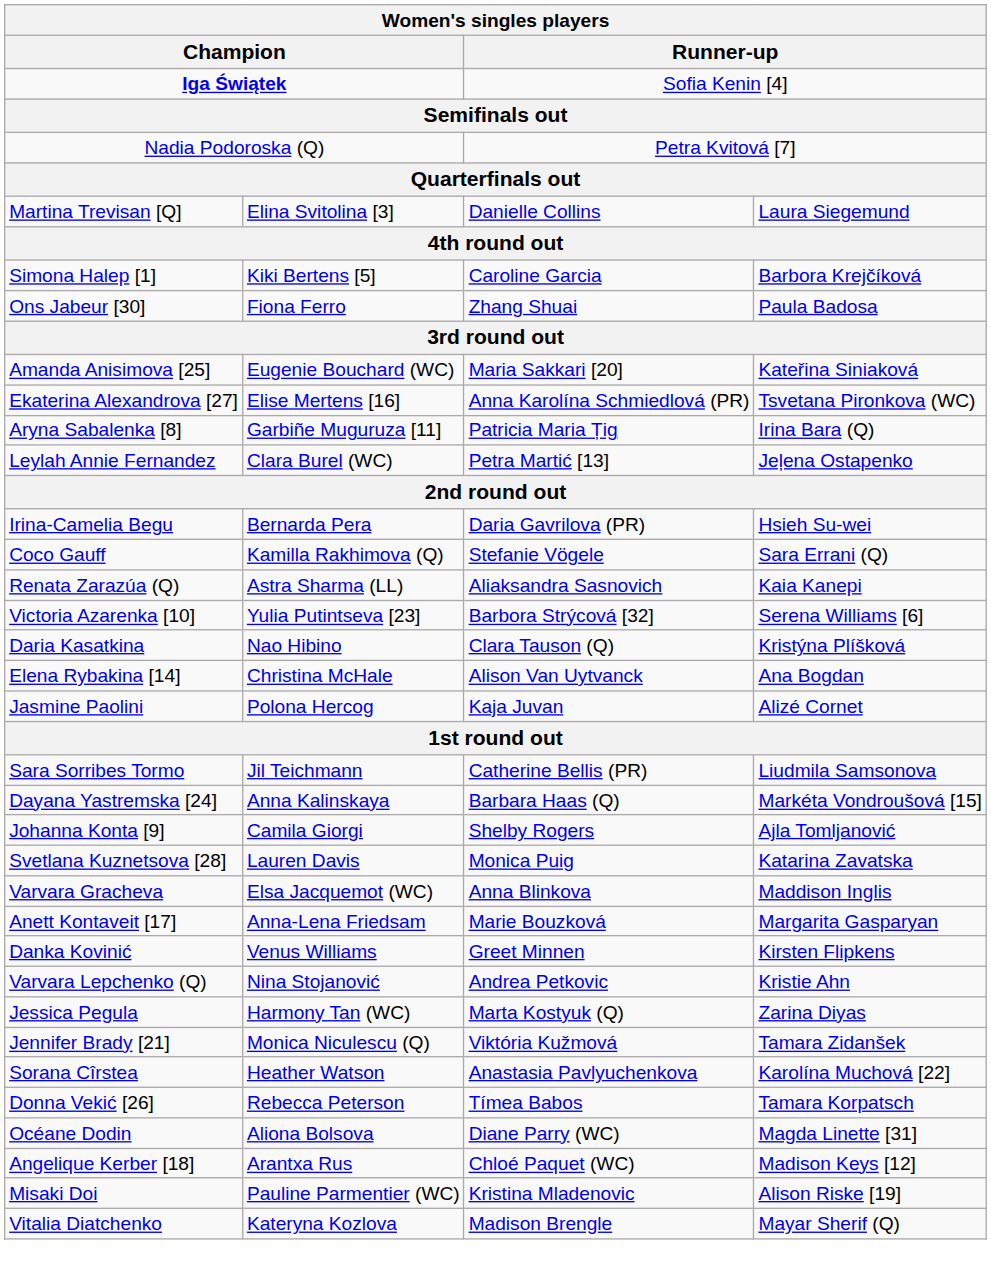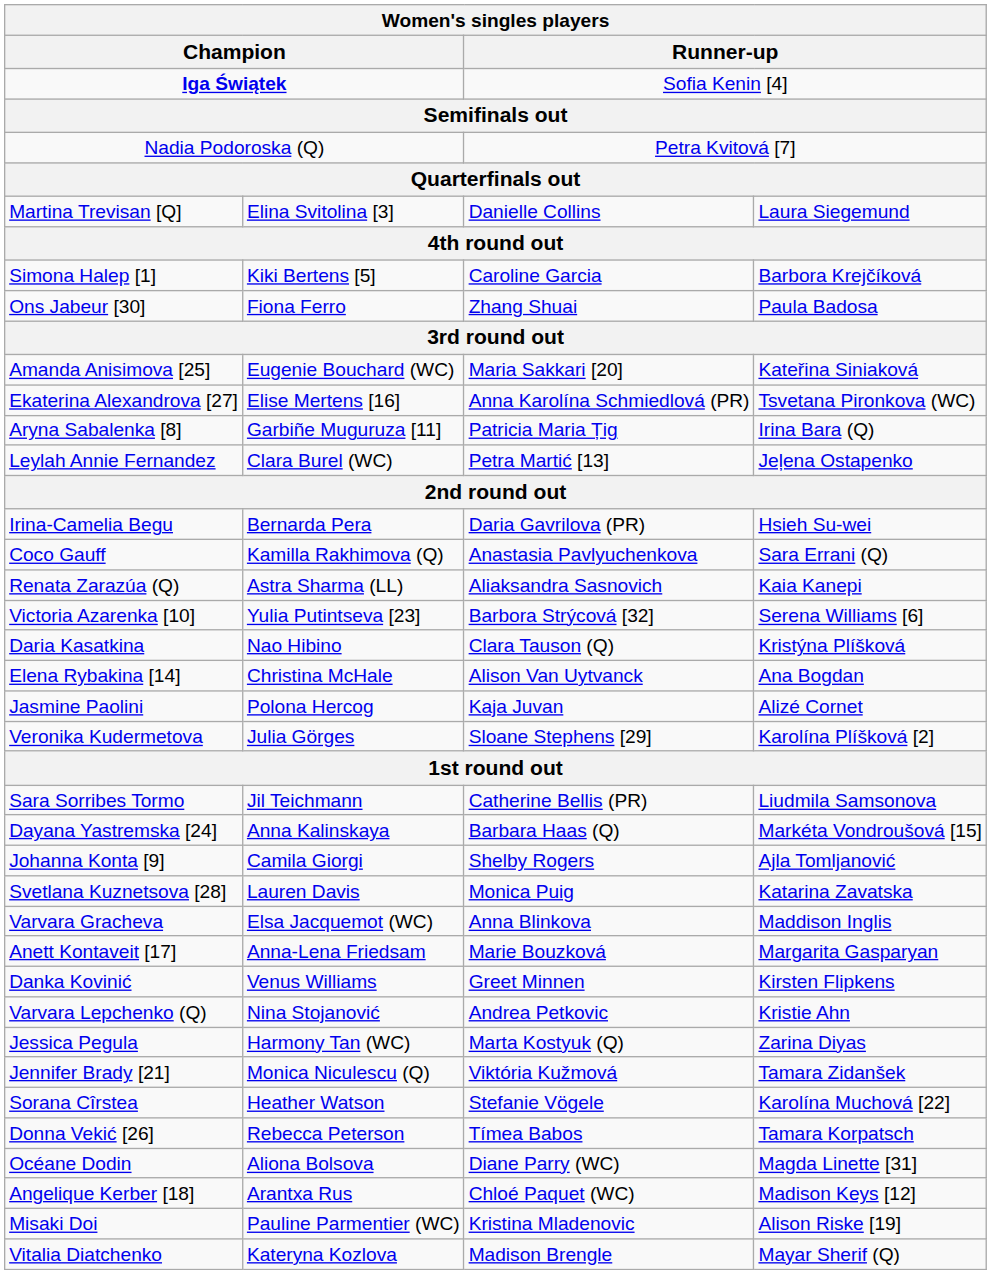(536, 555) Stefanie Vögele -> (583, 555) Anastasia Pavlyuchenkova
+ row: (106, 737)
(583, 1073) Anastasia Pavlyuchenkova -> (536, 1103) Stefanie Vögele
